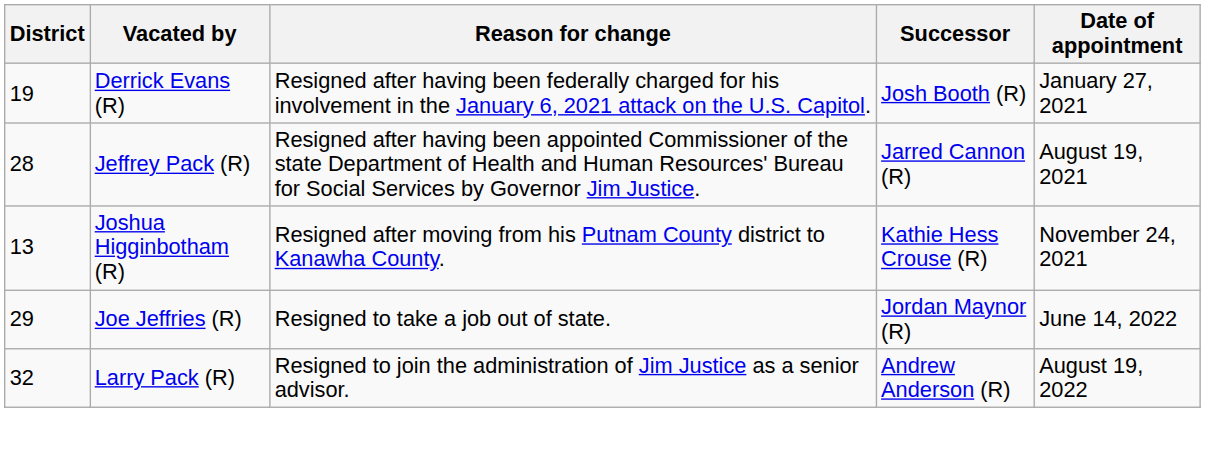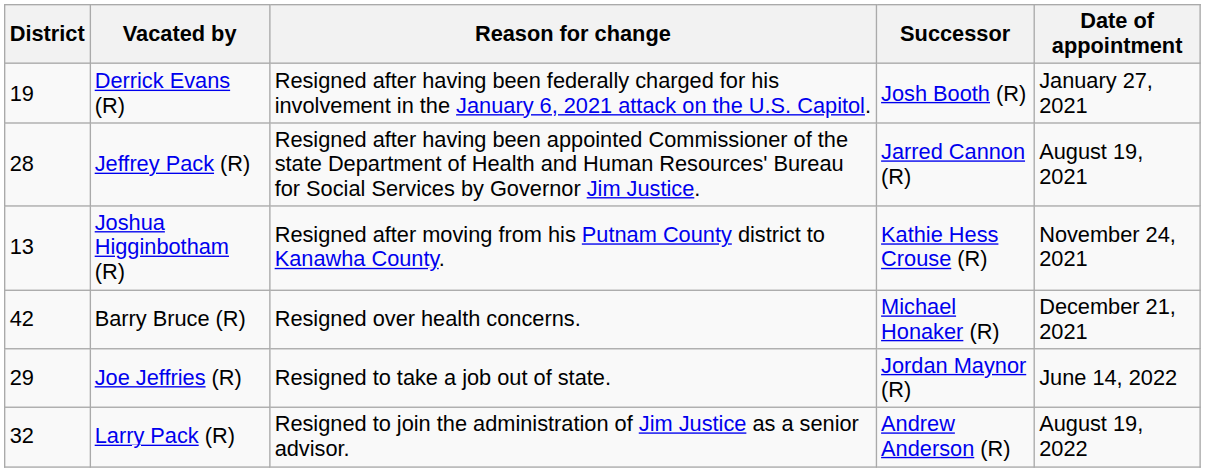+ row: (170, 318)
